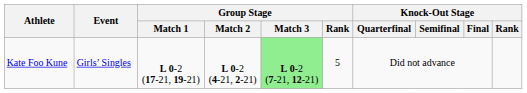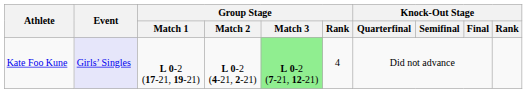(104, 63) no background -> (104, 63) lavender background
(338, 63) 5 -> (338, 63) 4
